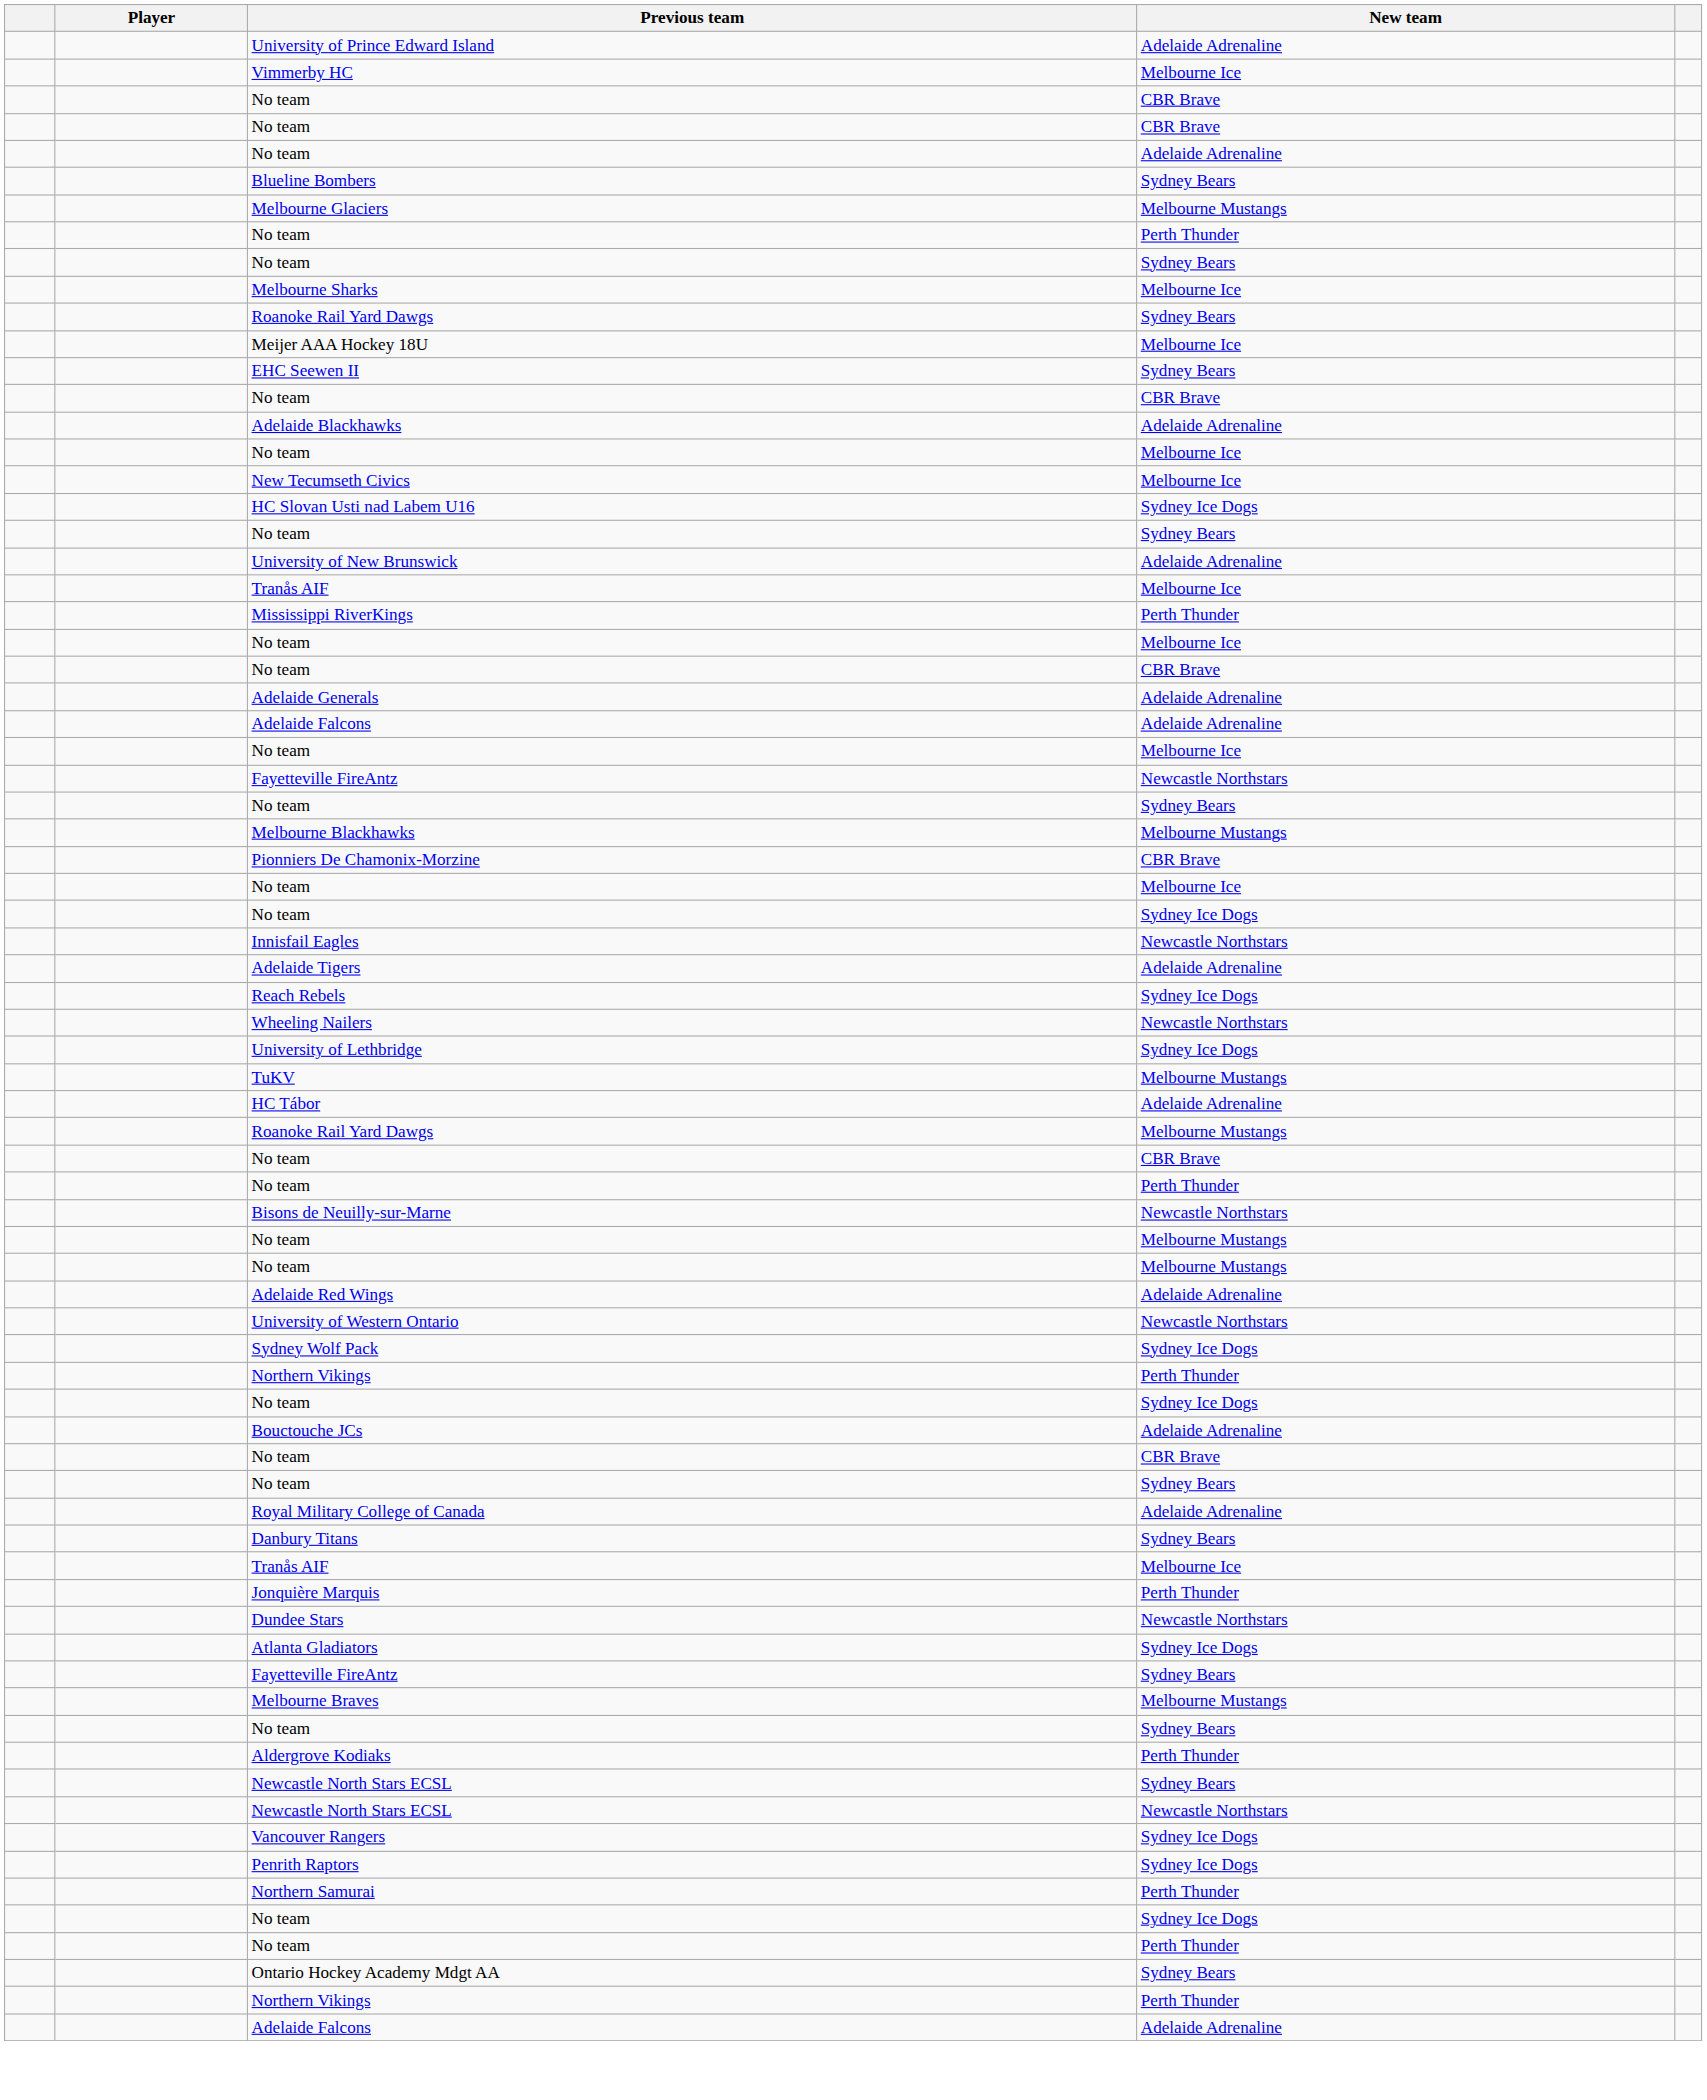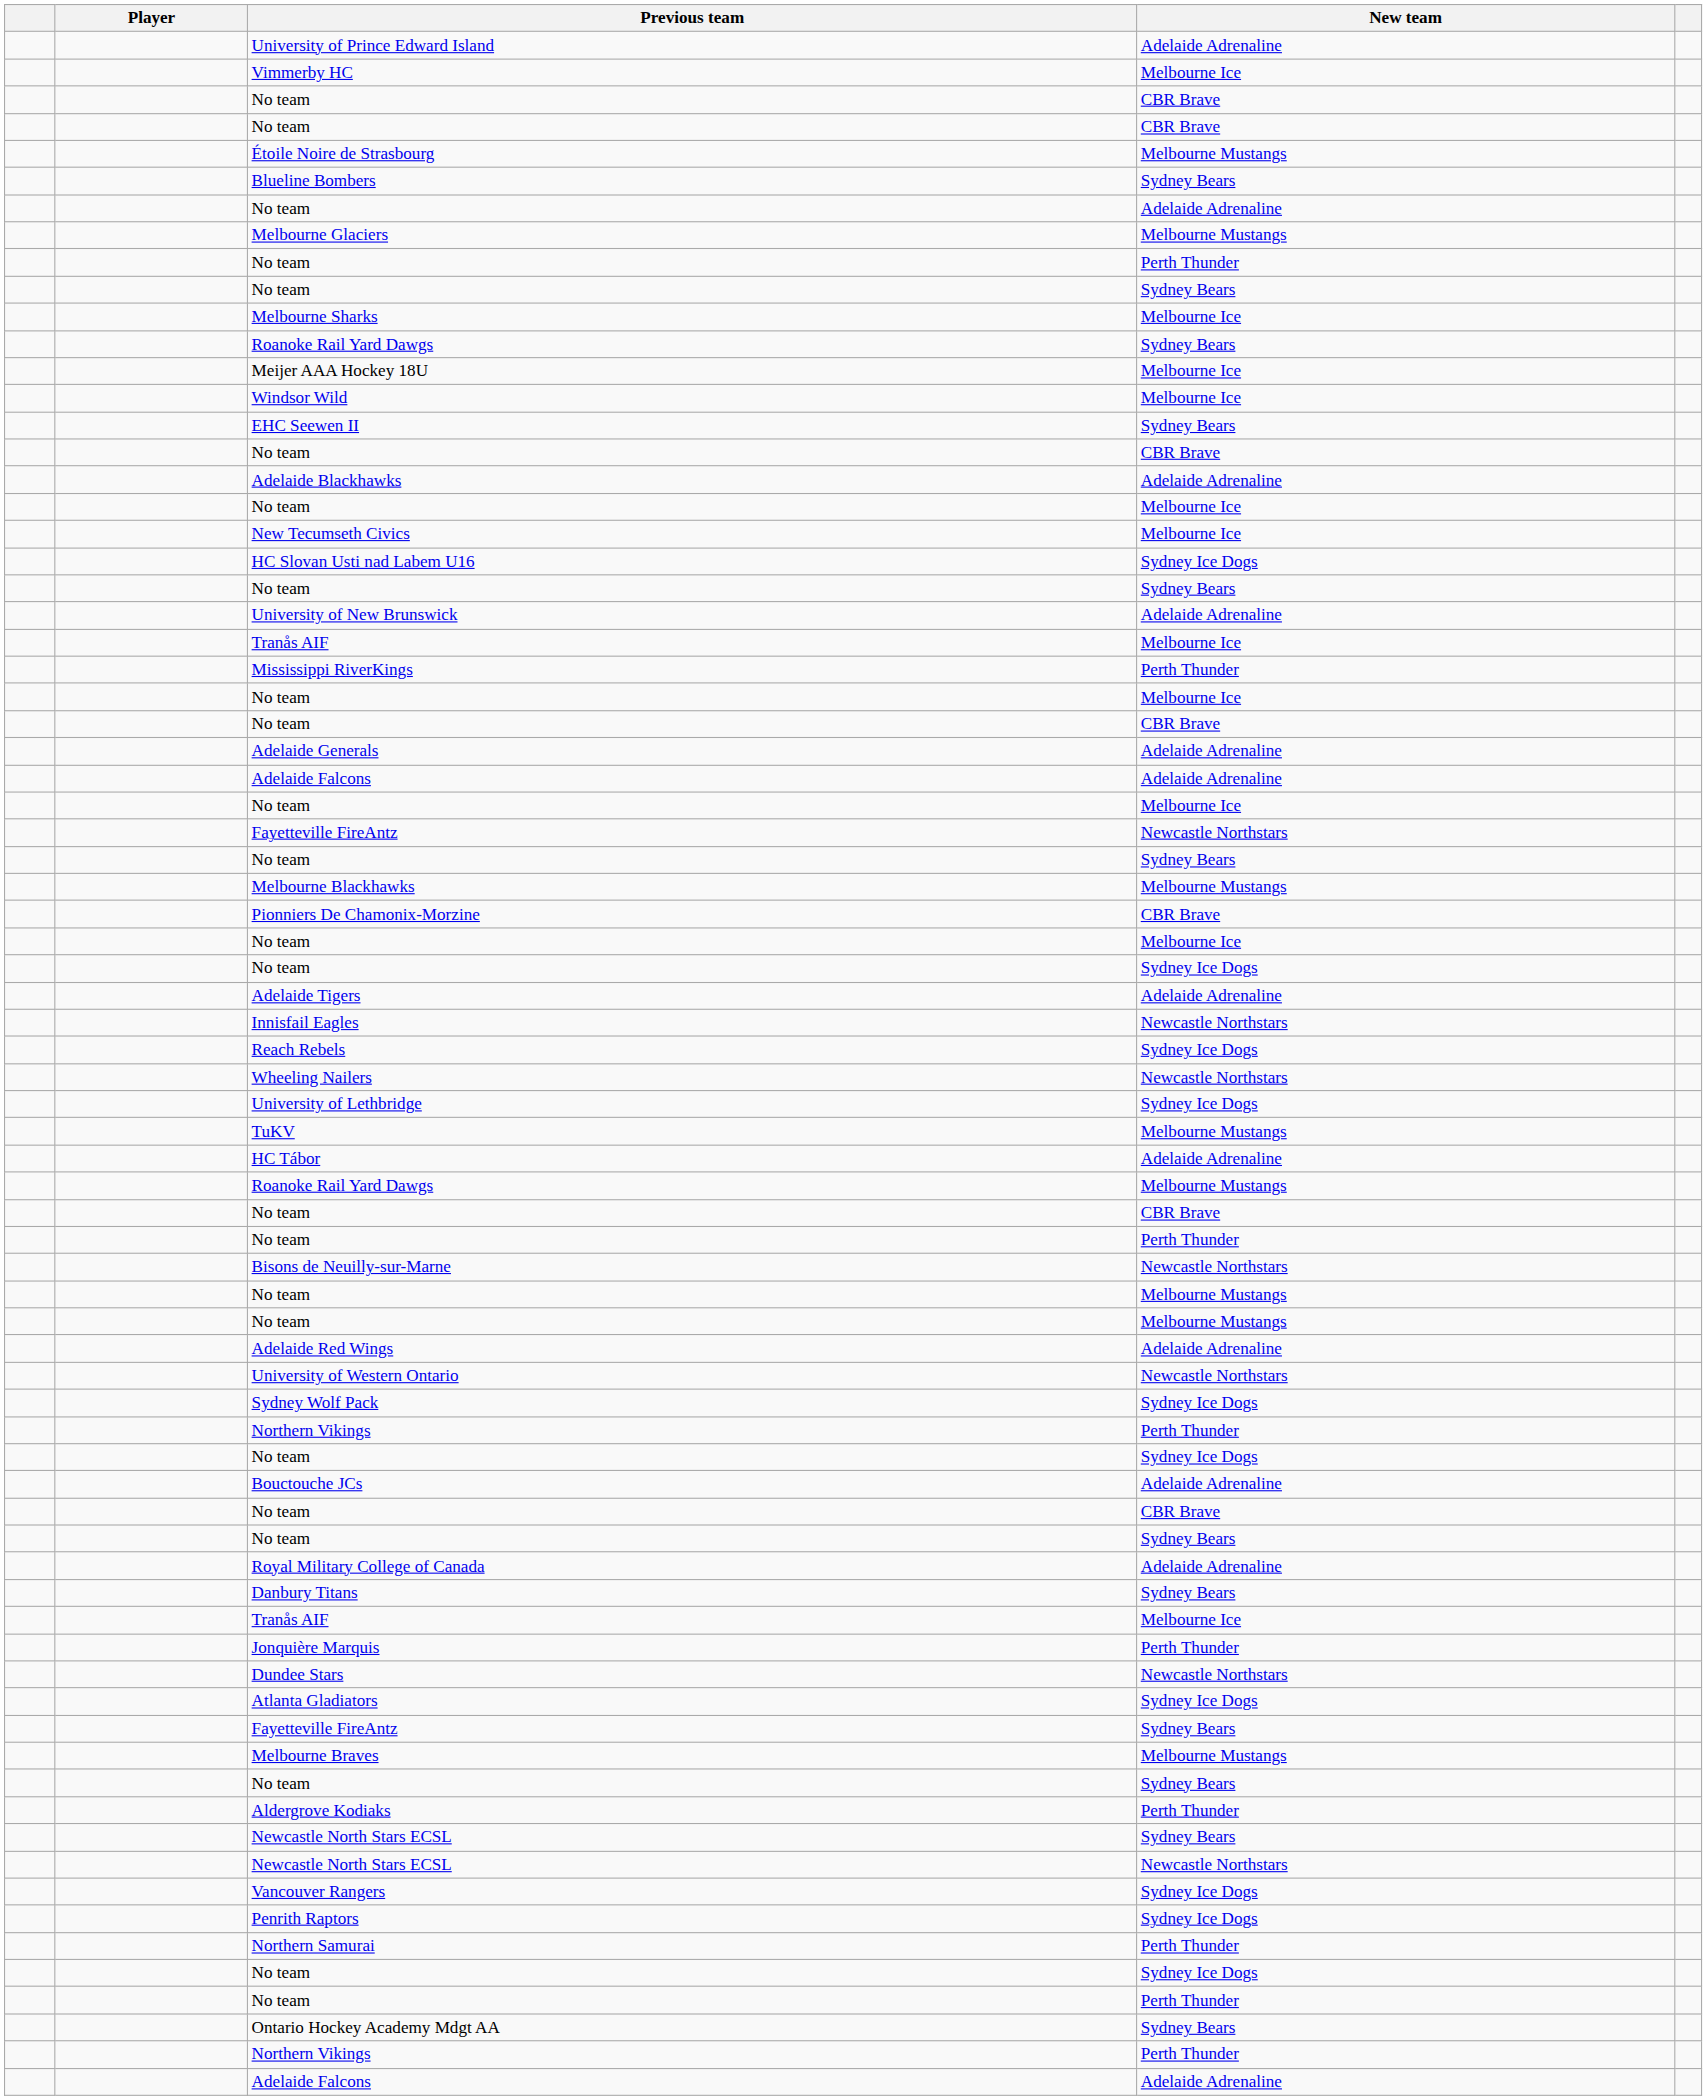+ row: (343, 153)
rows swapped: (314, 180) <-> (281, 153)
+ row: (300, 398)
rows swapped: (305, 941) <-> (306, 968)
